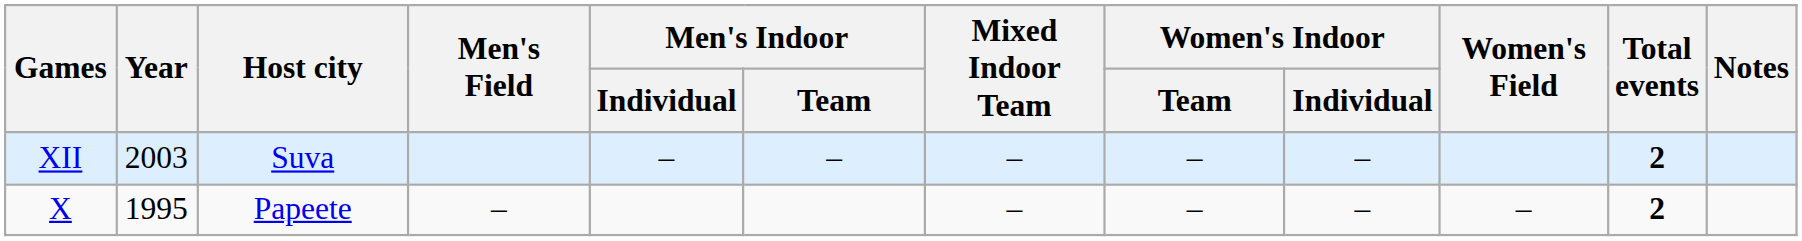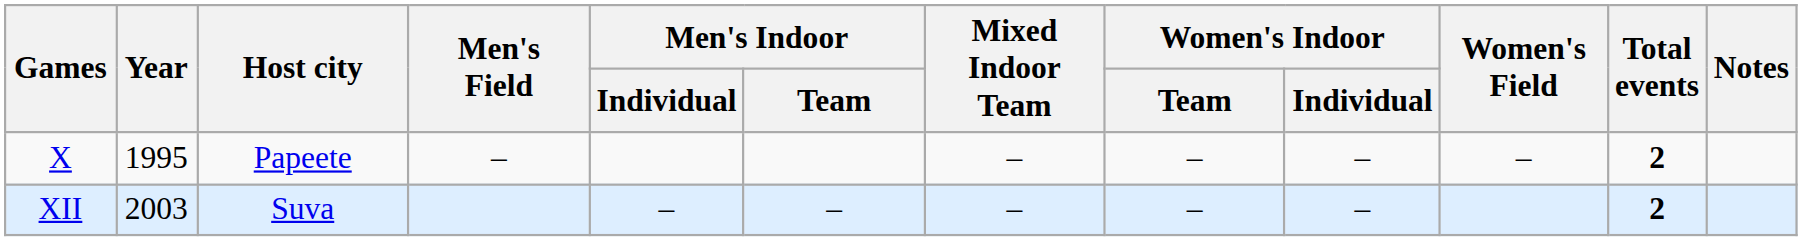rows swapped: (60, 209) <-> (60, 157)
